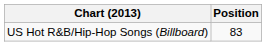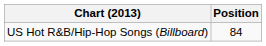(236, 31) 83 -> (236, 31) 84
